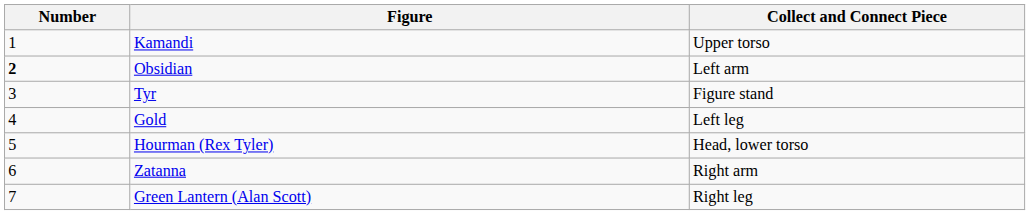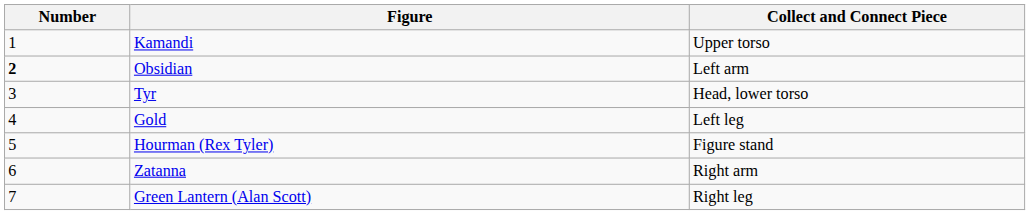(733, 94) Figure stand -> (751, 94) Head, lower torso
(751, 145) Head, lower torso -> (733, 145) Figure stand
